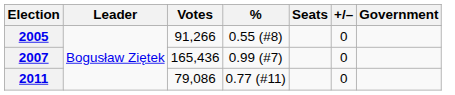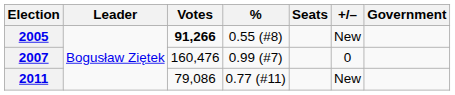(195, 36) normal -> (195, 36) bold
(344, 36) 0 -> (348, 36) New
(195, 57) 165,436 -> (195, 57) 160,476
(344, 79) 0 -> (348, 79) New
